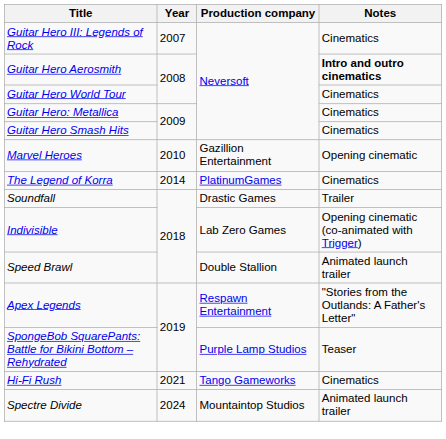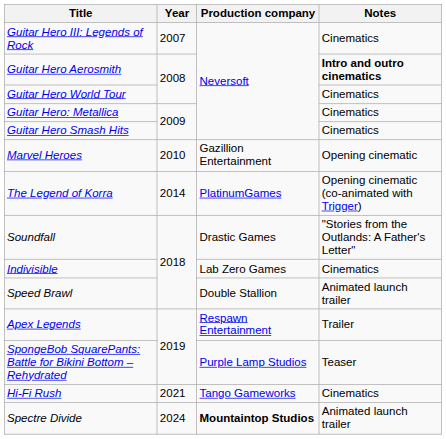(350, 180) Cinematics -> (369, 193) Opening cinematic (co-animated with Trigger)
(338, 198) Trailer -> (373, 237) "Stories from the Outlands: A Father's Letter"
(369, 229) Opening cinematic (co-animated with Trigger) -> (350, 268) Cinematics
(373, 305) "Stories from the Outlands: A Father's Letter" -> (338, 324) Trailer
(252, 405) normal -> (257, 418) bold
